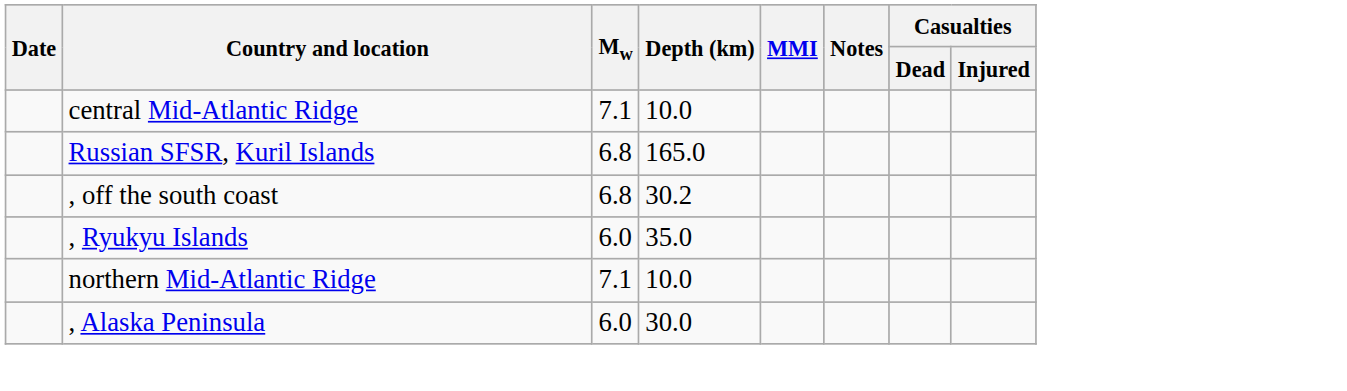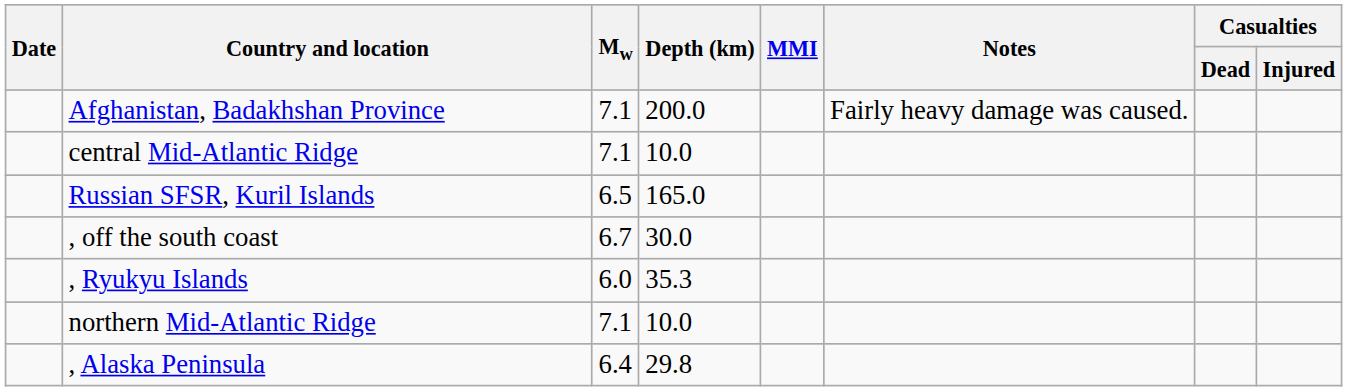+ row: (257, 110)
(615, 152) 6.8 -> (615, 195) 6.5
(615, 195) 6.8 -> (615, 237) 6.7
(669, 195) 30.2 -> (669, 237) 30.0
(669, 237) 35.0 -> (669, 279) 35.3
(615, 322) 6.0 -> (615, 364) 6.4
(669, 322) 30.0 -> (669, 364) 29.8
